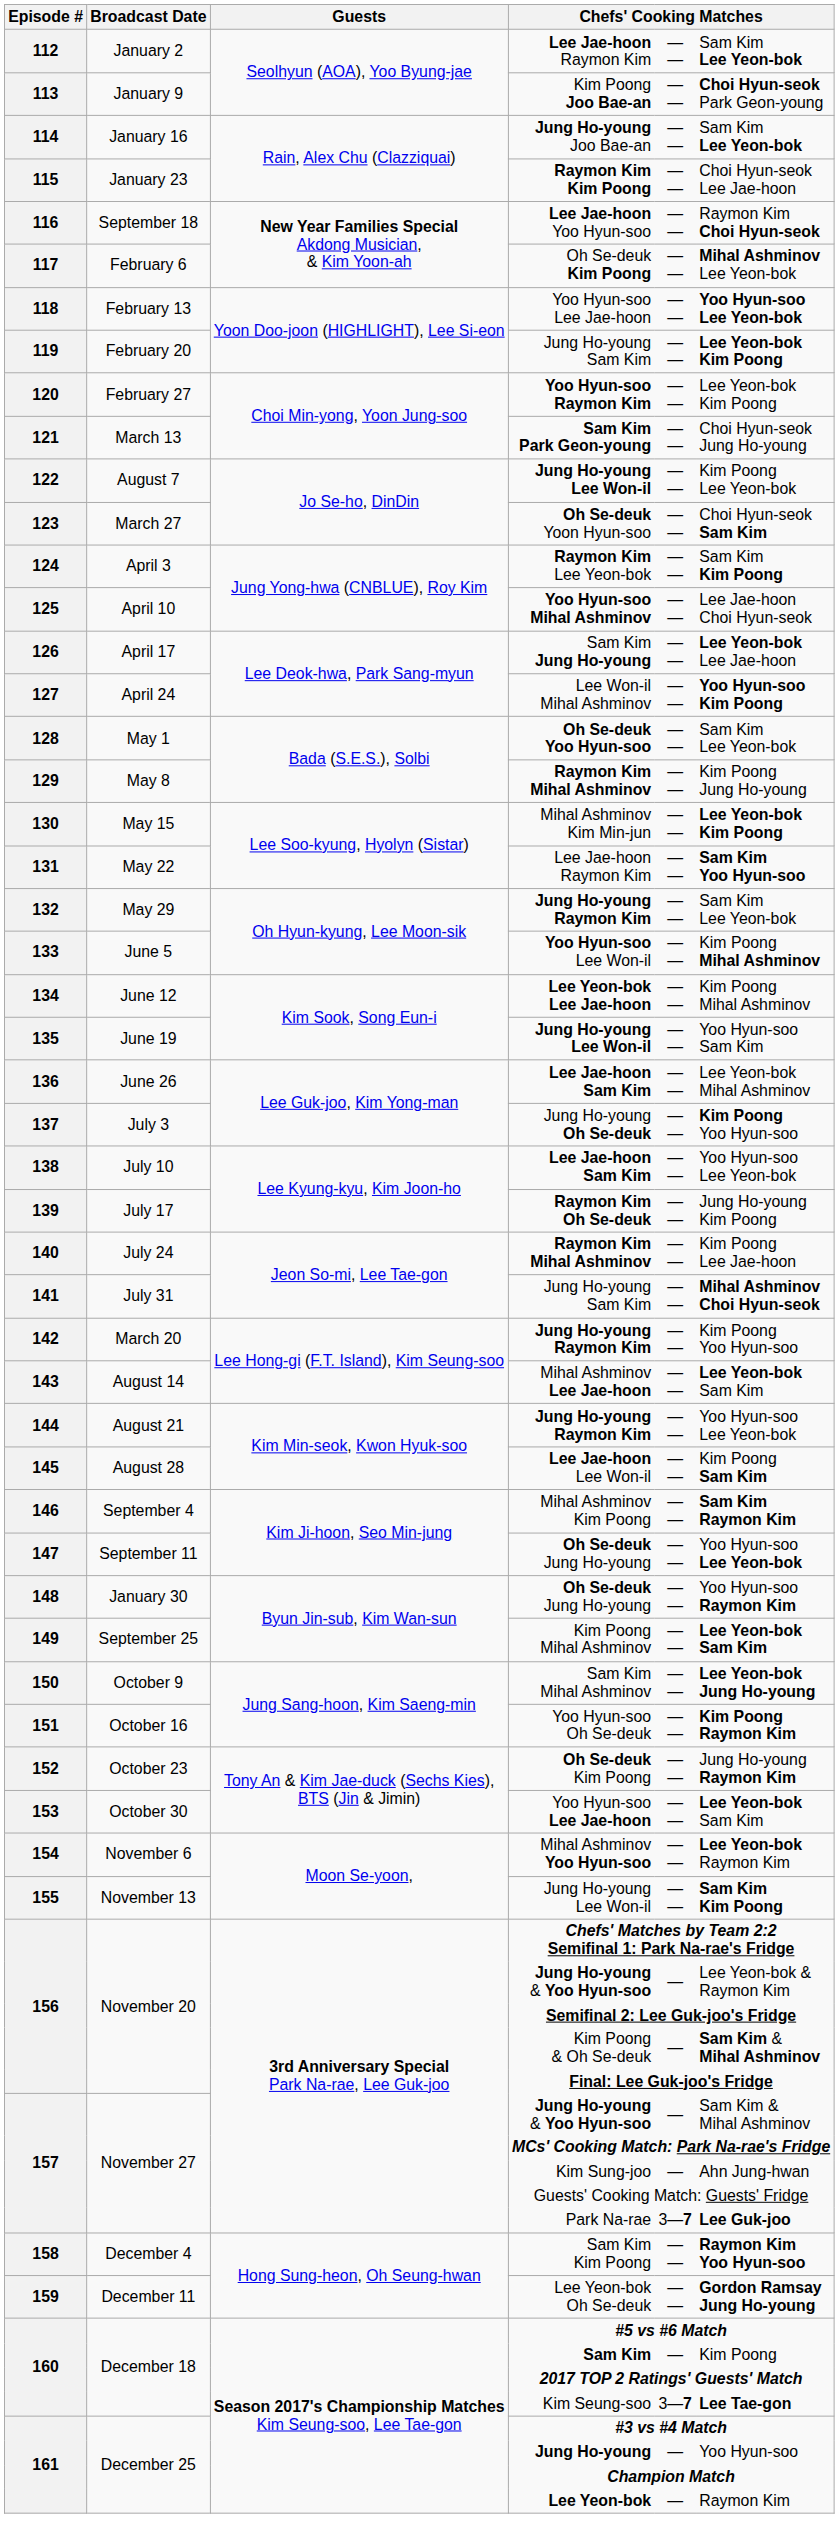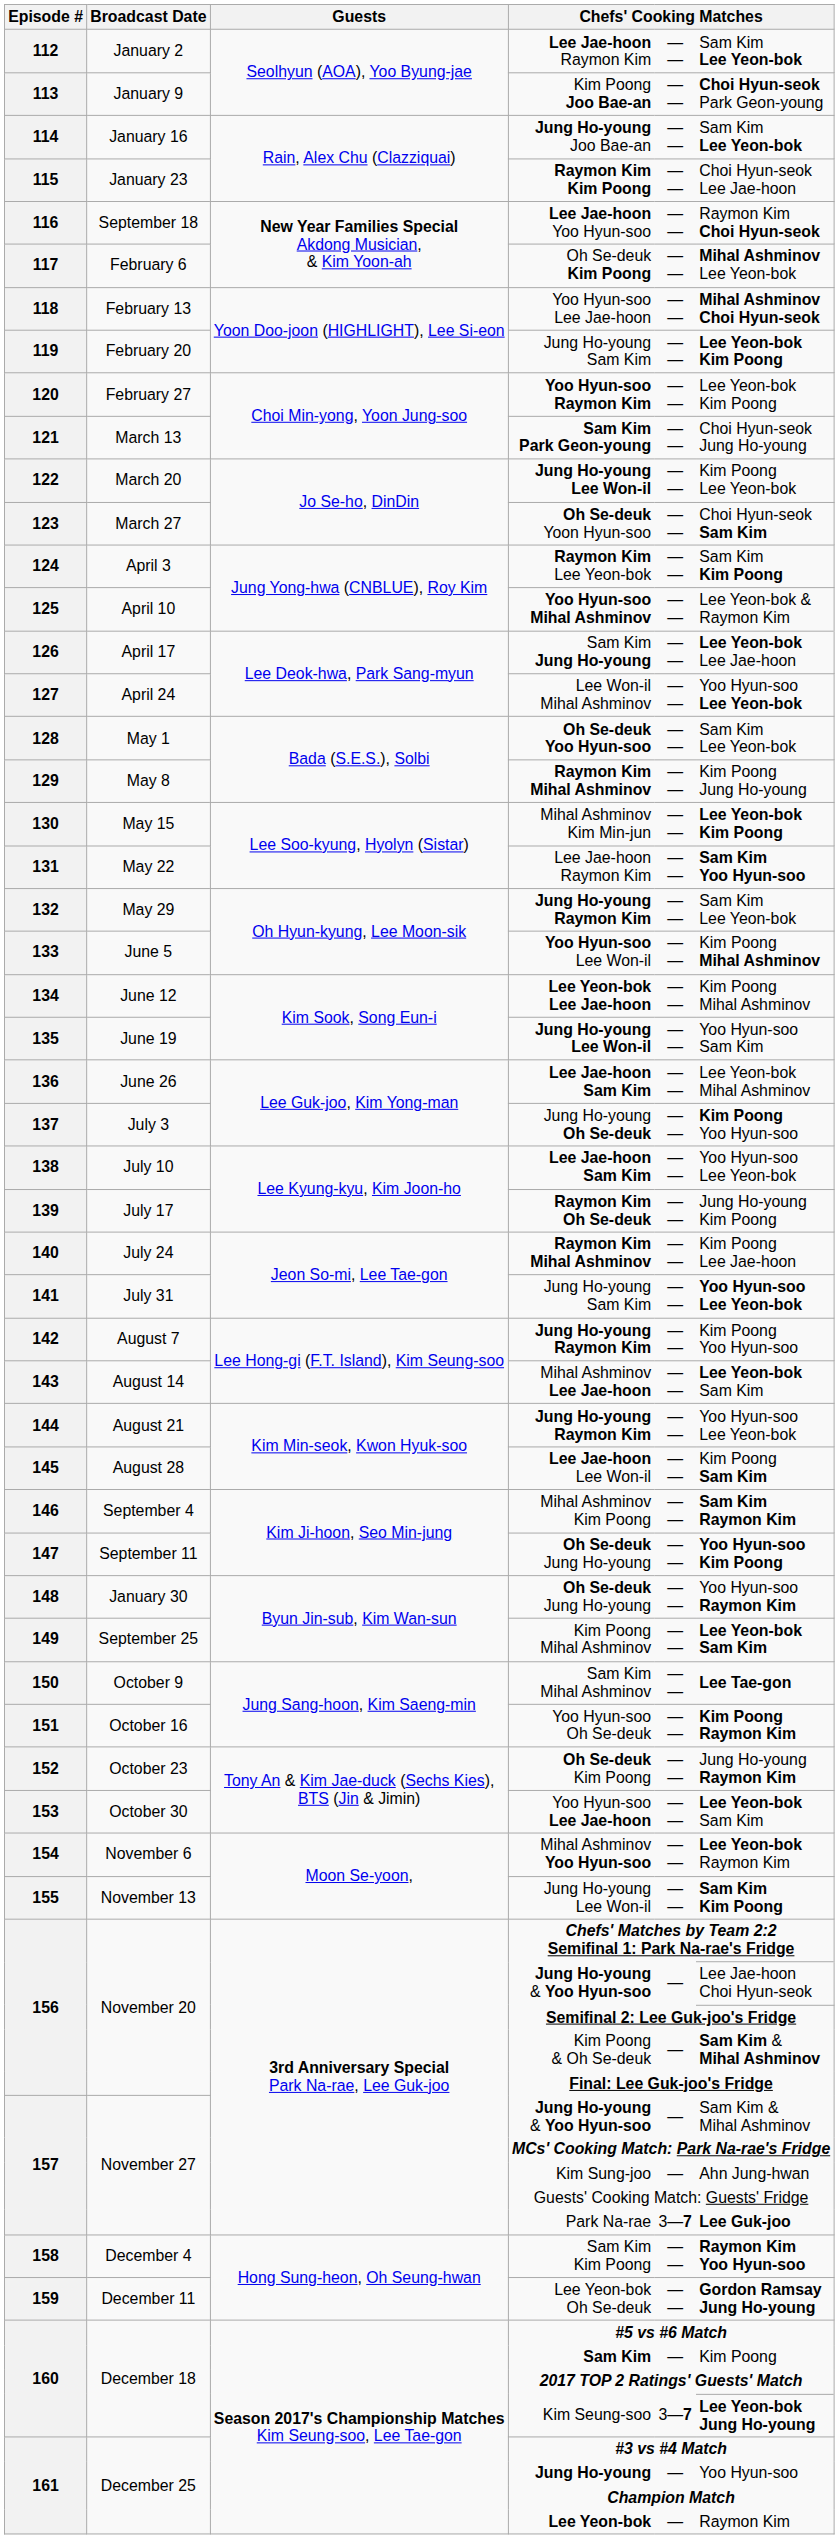(752, 308) Yoo Hyun-soo Lee Yeon-bok -> (760, 308) Mihal Ashminov Choi Hyun-seok
(148, 480) August 7 -> (148, 480) March 20
(756, 609) Lee Jae-hoon Choi Hyun-seok -> (755, 609) Lee Yeon-bok & Raymon Kim
(752, 695) Yoo Hyun-soo Kim Poong -> (751, 695) Yoo Hyun-soo Lee Yeon-bok
(760, 1296) Mihal Ashminov Choi Hyun-seok -> (752, 1296) Yoo Hyun-soo Lee Yeon-bok
(148, 1339) March 20 -> (148, 1339) August 7
(751, 1554) Yoo Hyun-soo Lee Yeon-bok -> (752, 1554) Yoo Hyun-soo Kim Poong
(757, 1682) Lee Yeon-bok Jung Ho-young -> (745, 1682) Lee Tae-gon
(755, 1982) Lee Yeon-bok & Raymon Kim -> (756, 1983) Lee Jae-hoon Choi Hyun-seok
(745, 2403) Lee Tae-gon -> (757, 2415) Lee Yeon-bok Jung Ho-young
